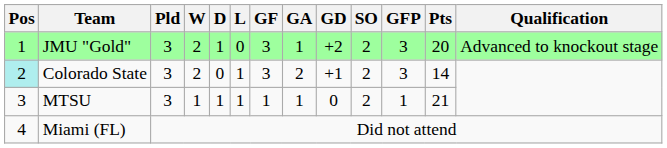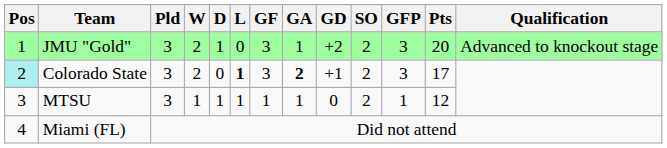(240, 73) normal -> (240, 73) bold
(299, 73) normal -> (299, 73) bold
(440, 73) 14 -> (440, 73) 17
(440, 101) 21 -> (440, 101) 12
